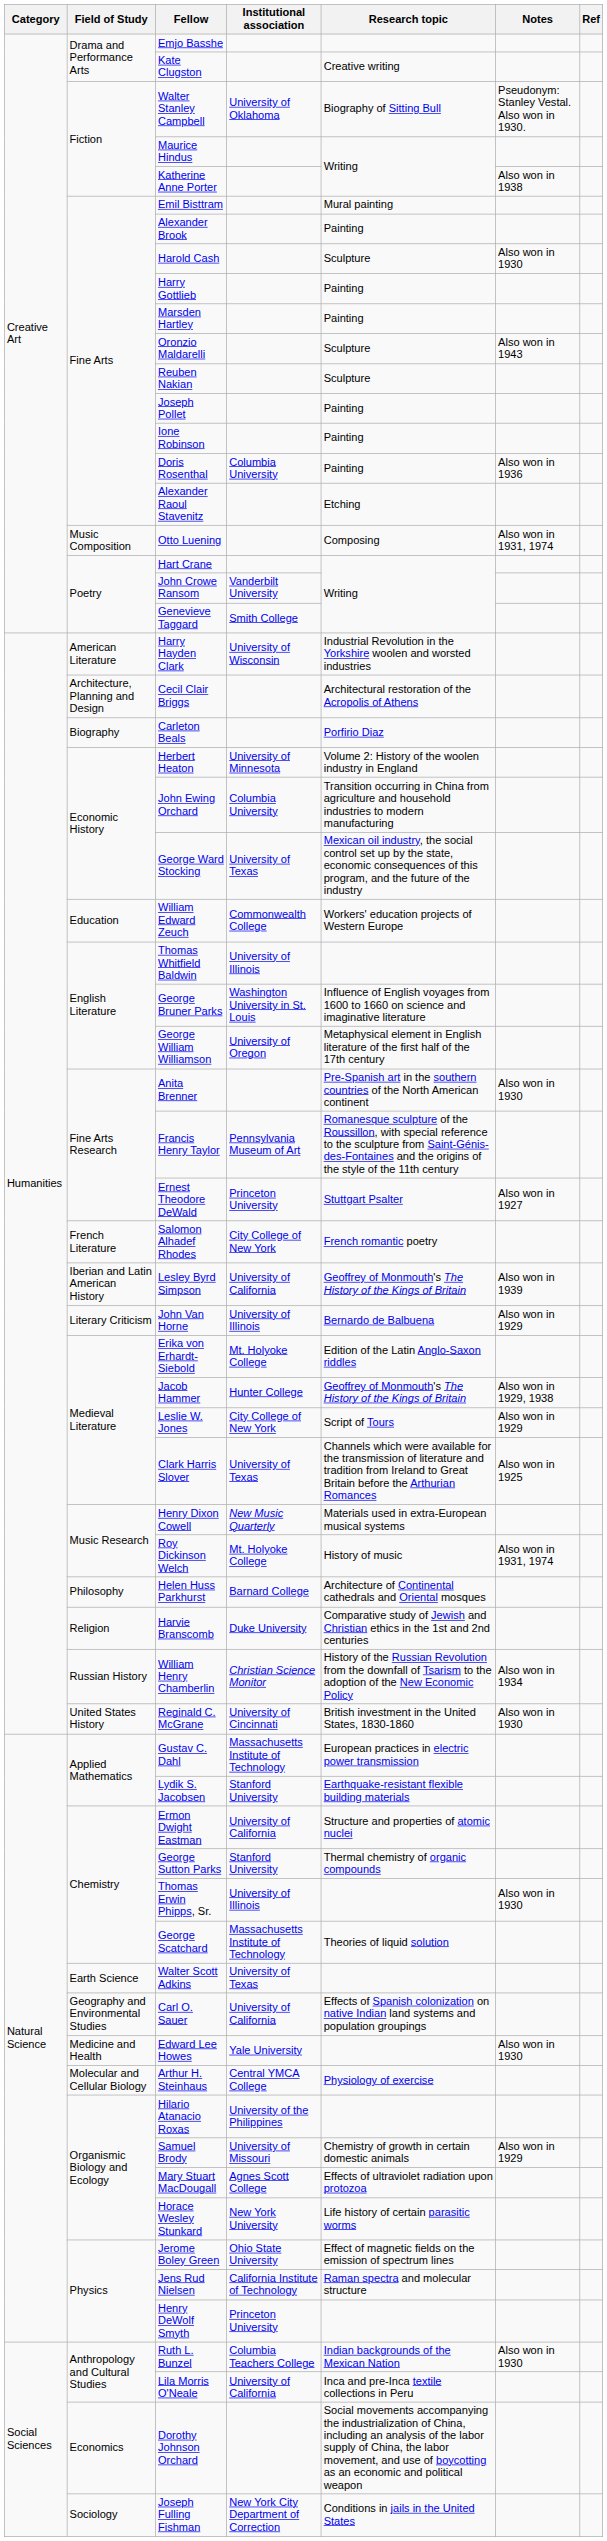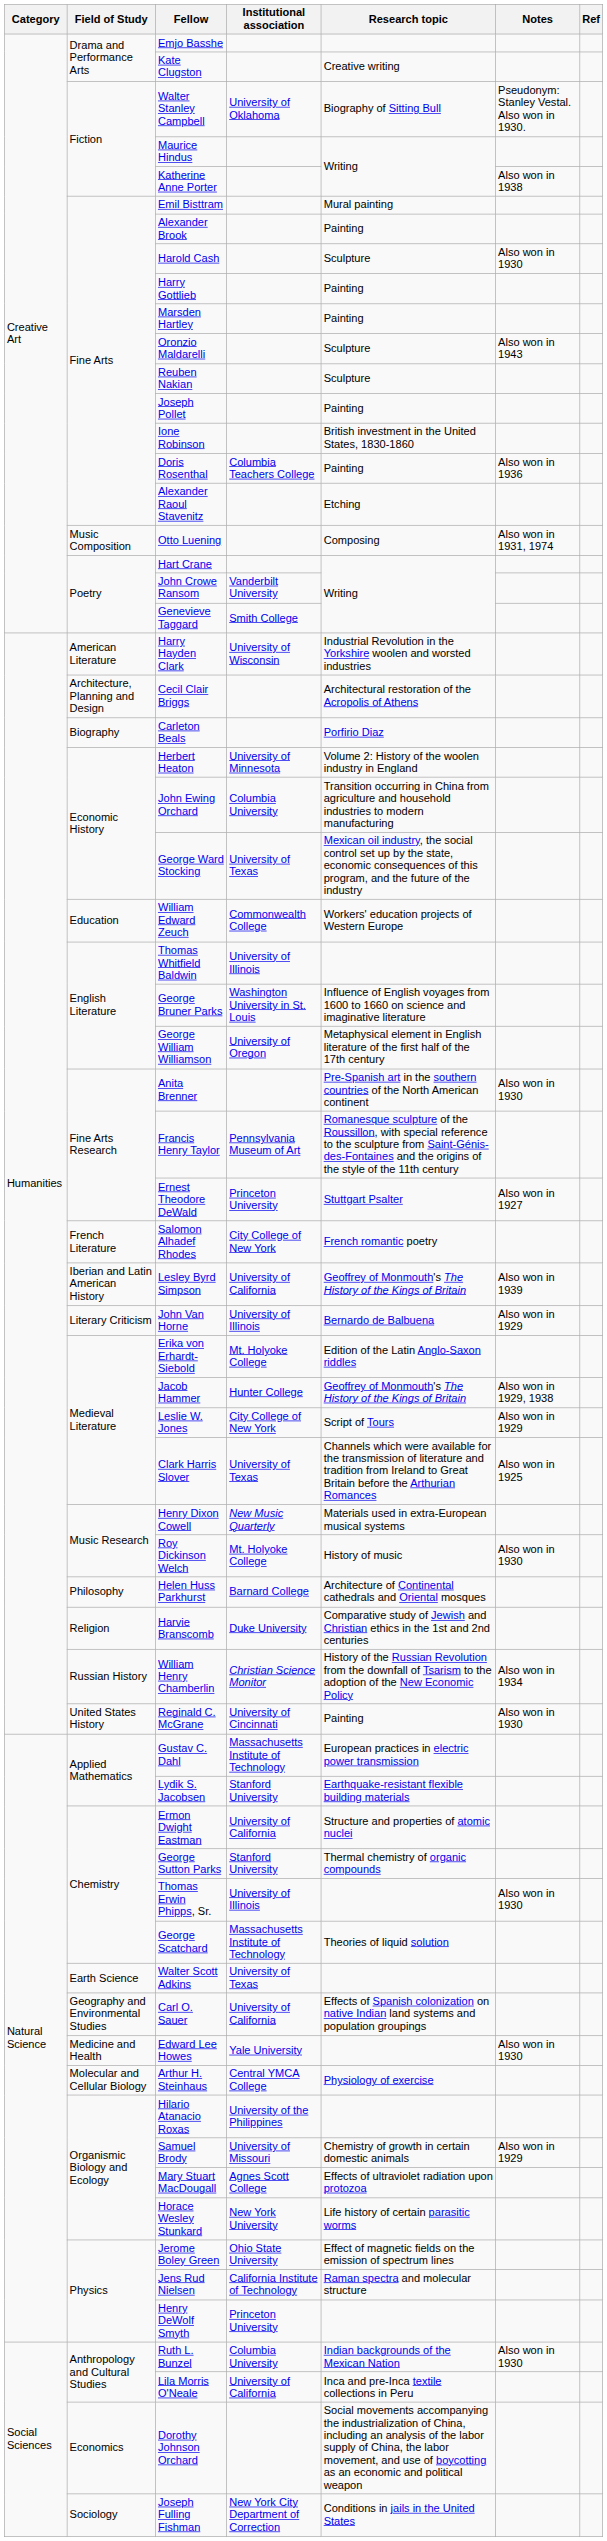(344, 438) Painting -> (400, 438) British investment in the United States, 1830-1860
(253, 468) Columbia University -> (272, 468) Columbia Teachers College
(526, 1555) Also won in 1931, 1974 -> (526, 1555) Also won in 1930
(400, 1719) British investment in the United States, 1830-1860 -> (344, 1719) Painting
(272, 2357) Columbia Teachers College -> (253, 2357) Columbia University
